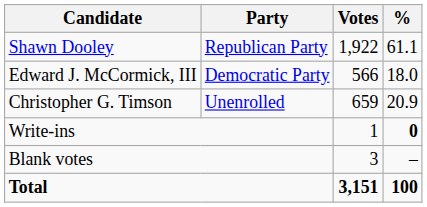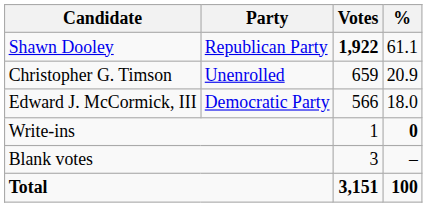(359, 46) normal -> (359, 46) bold
rows swapped: (90, 103) <-> (103, 74)
